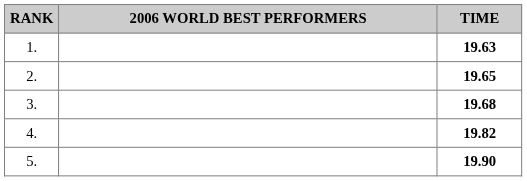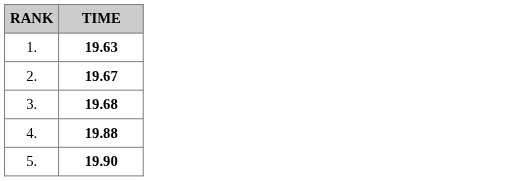- column: (248, 18)
(480, 75) 19.65 -> (101, 75) 19.67
(480, 133) 19.82 -> (101, 133) 19.88
